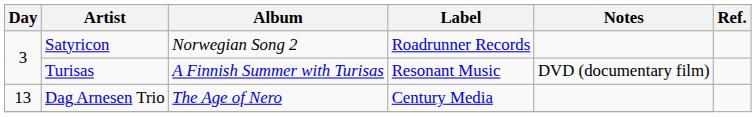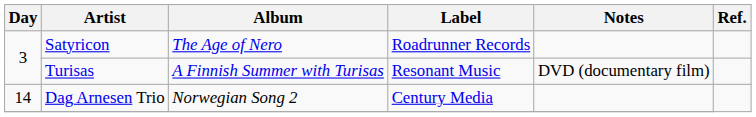(235, 44) Norwegian Song 2 -> (227, 44) The Age of Nero
(23, 97) 13 -> (23, 97) 14
(227, 97) The Age of Nero -> (235, 97) Norwegian Song 2
